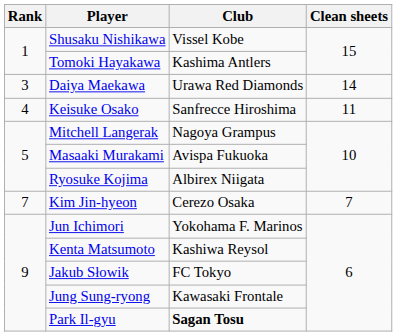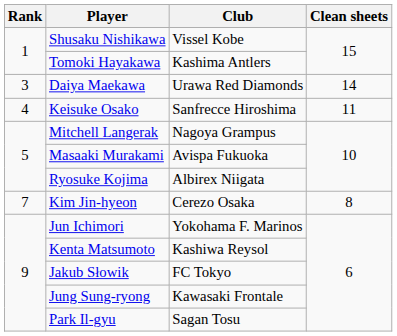(349, 202) 7 -> (349, 202) 8
(208, 319) bold -> (206, 319) normal
